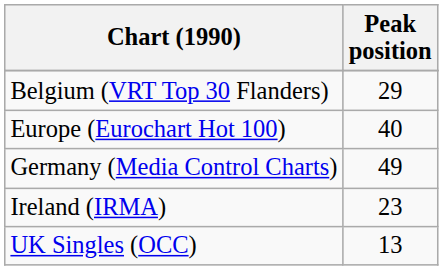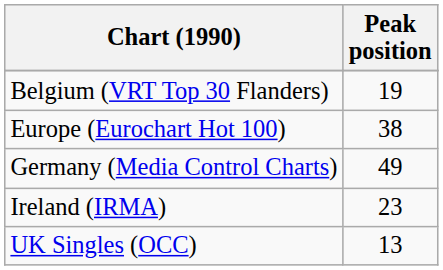(390, 90) 29 -> (390, 90) 19
(390, 129) 40 -> (390, 129) 38
